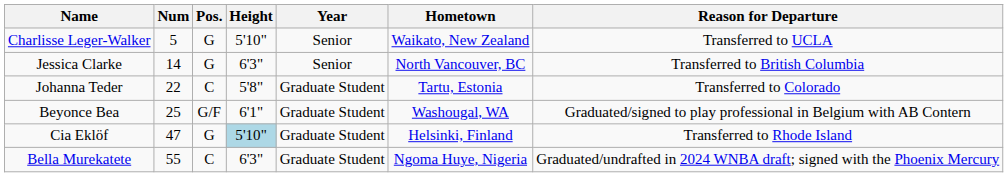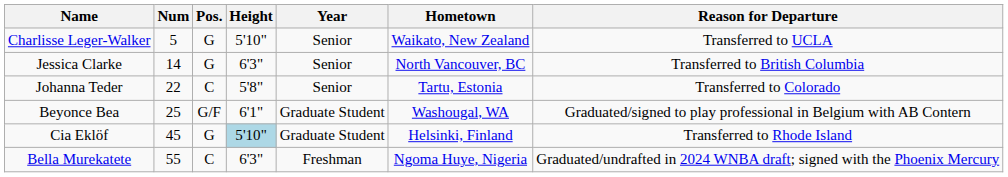(332, 87) Graduate Student -> (332, 87) Senior
(173, 135) 47 -> (173, 135) 45
(332, 159) Graduate Student -> (332, 159) Freshman
